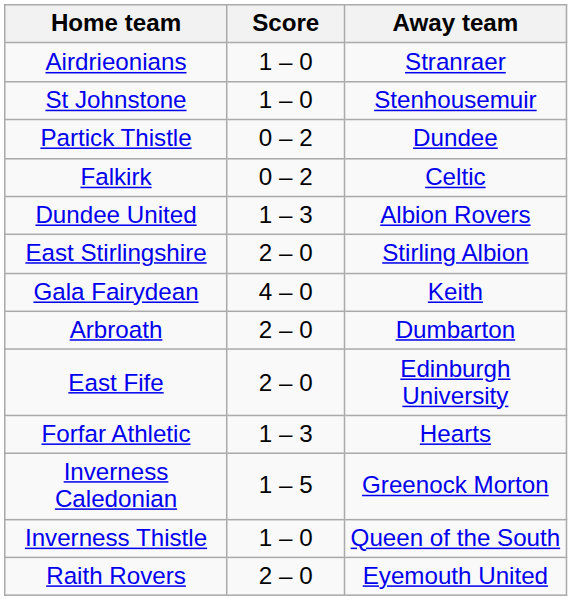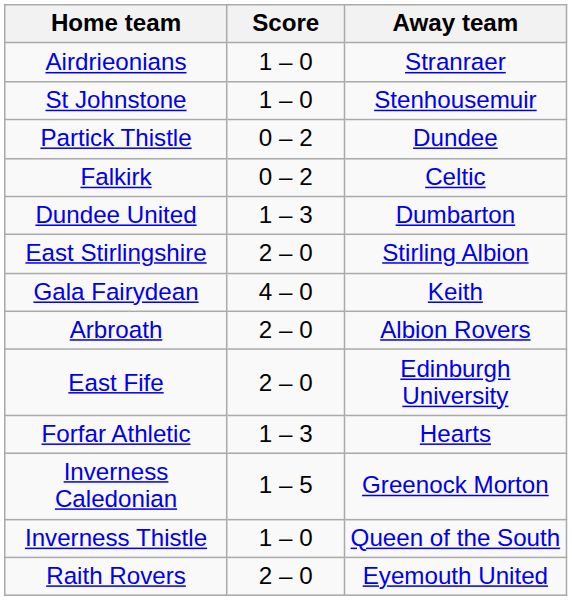(455, 215) Albion Rovers -> (455, 215) Dumbarton
(455, 330) Dumbarton -> (455, 330) Albion Rovers
